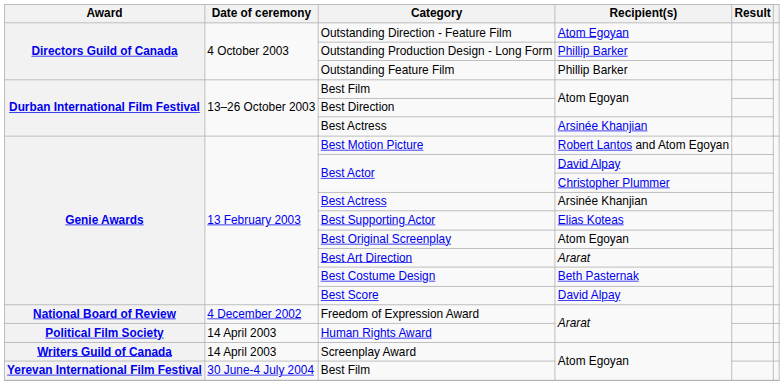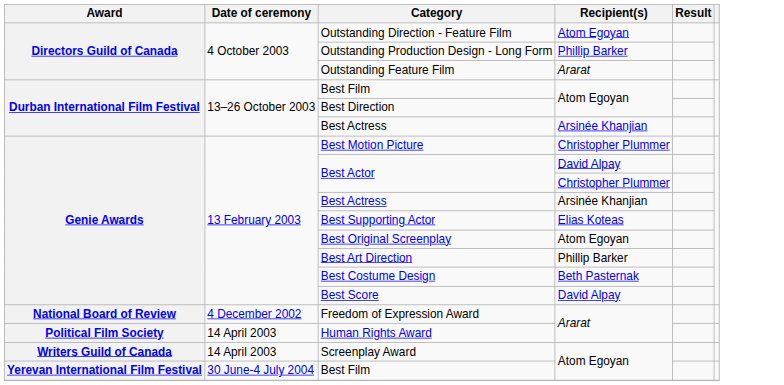(593, 70) Phillip Barker -> (574, 70) Ararat
(643, 145) Robert Lantos and Atom Egoyan -> (614, 145) Christopher Plummer
(574, 257) Ararat -> (593, 257) Phillip Barker
